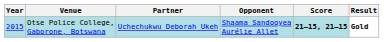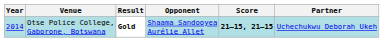columns swapped: (168, 10) <-> (364, 10)
(15, 27) 2015 -> (15, 27) 2014
